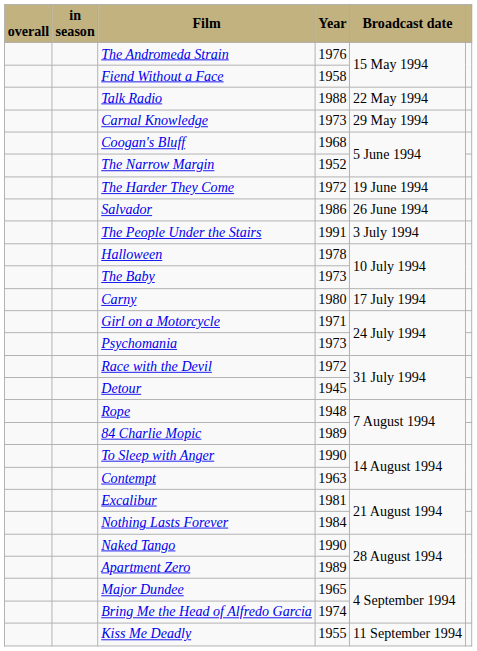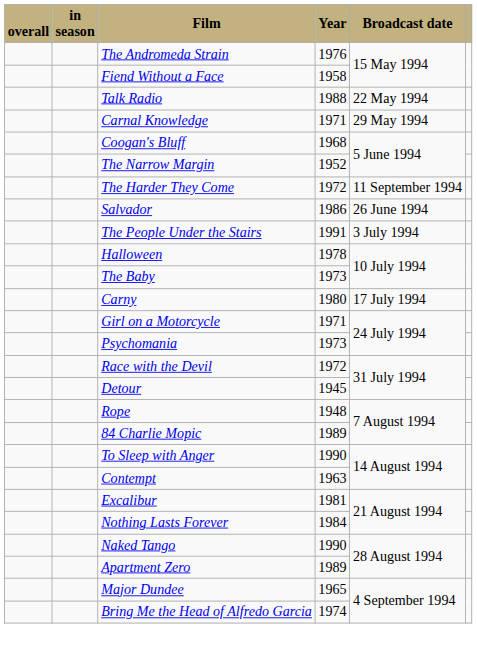(332, 120) 1973 -> (332, 120) 1971
(391, 187) 19 June 1994 -> (408, 187) 11 September 1994
- row: (146, 634)
